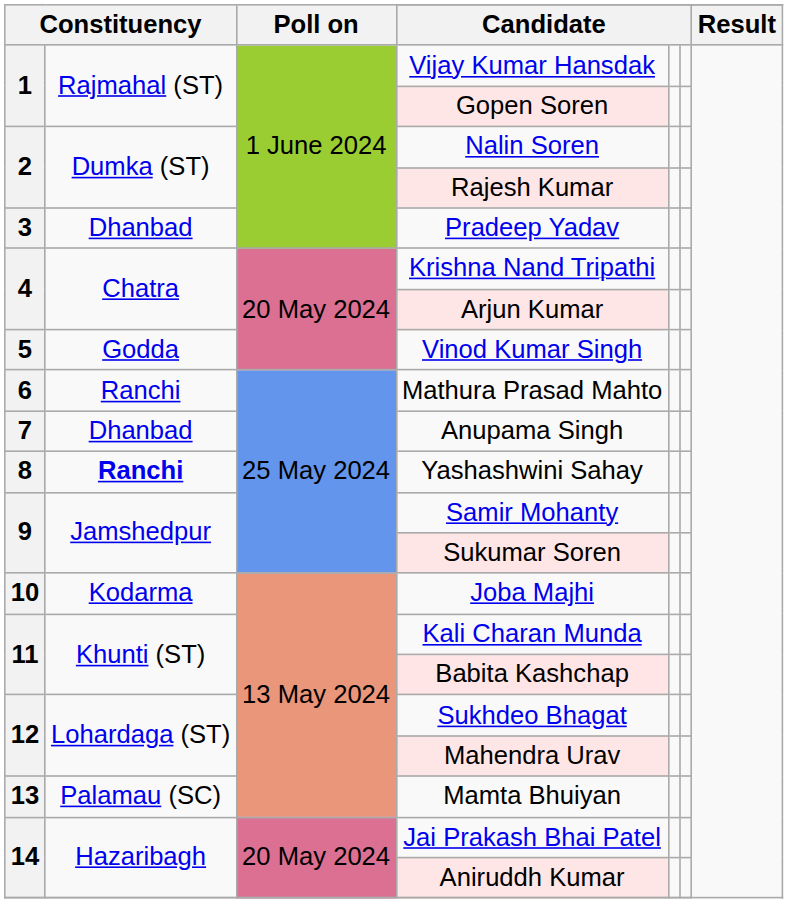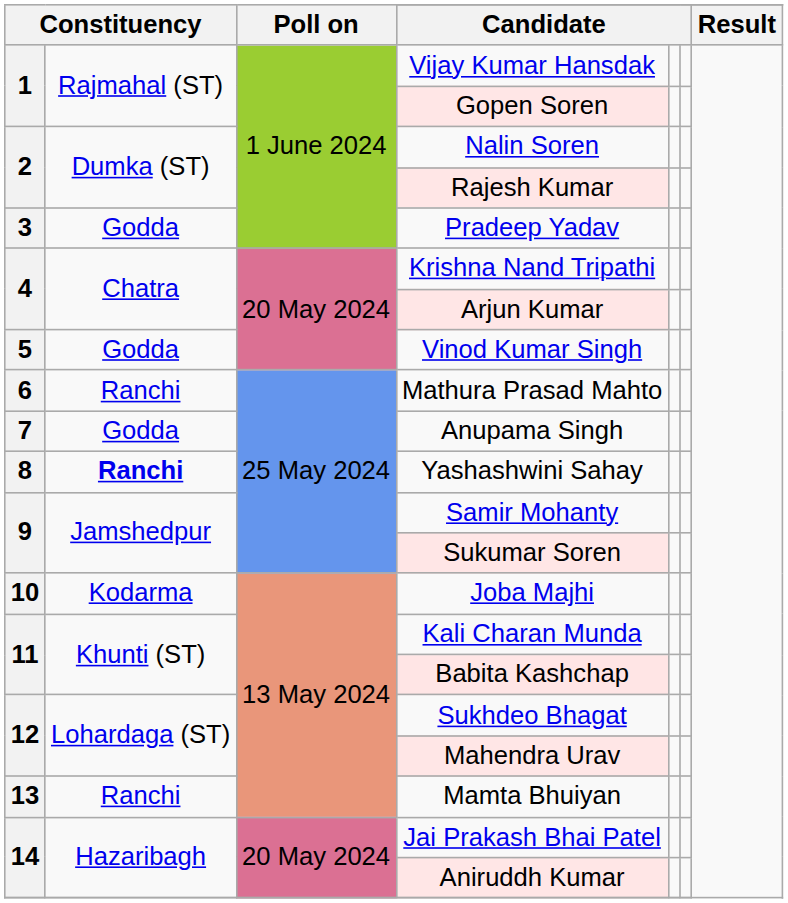(141, 227) Dhanbad -> (141, 227) Godda
(141, 430) Dhanbad -> (141, 430) Godda
(141, 796) Palamau (SC) -> (141, 796) Ranchi
